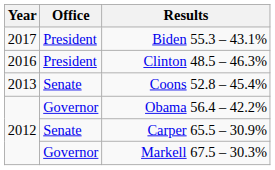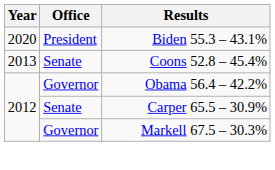(22, 38) 2017 -> (22, 38) 2020
- row: (205, 61)
